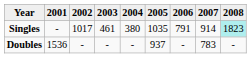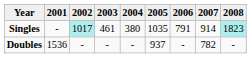(82, 28) no background -> (82, 28) paleturquoise background
(208, 45) 783 -> (208, 45) 782
